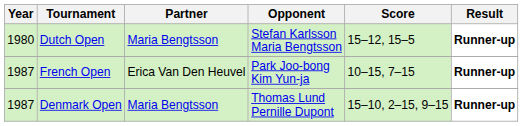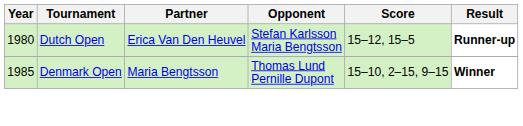(173, 40) Maria Bengtsson -> (186, 40) Erica Van Den Heuvel
- row: (75, 73)
(21, 105) 1987 -> (21, 73) 1985
(485, 105) Runner-up -> (474, 73) Winner
